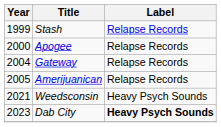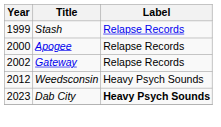(19, 63) 2004 -> (19, 63) 2002
- row: (69, 79)
(19, 96) 2021 -> (19, 79) 2012
